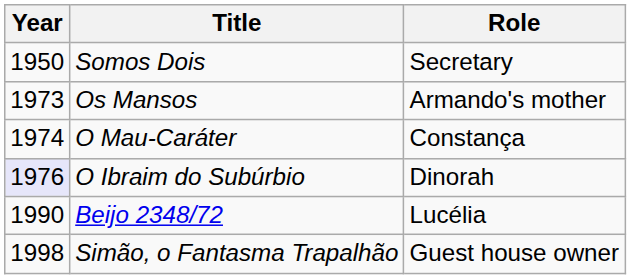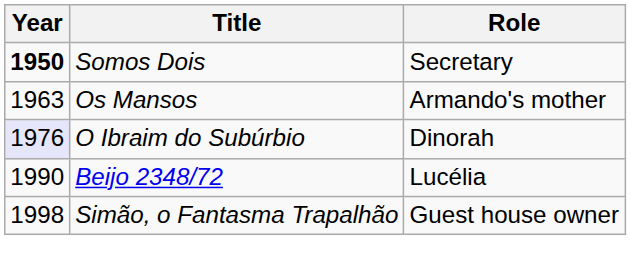(37, 61) normal -> (37, 61) bold
(37, 100) 1973 -> (37, 100) 1963
- row: (156, 138)
